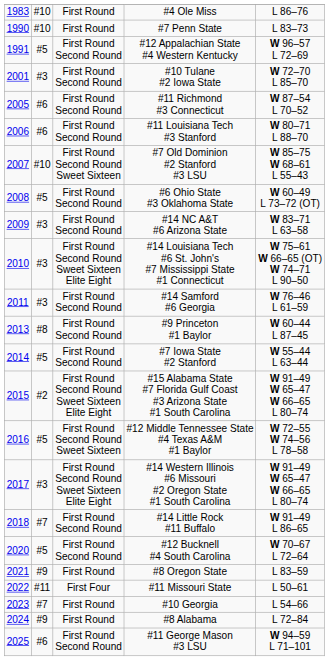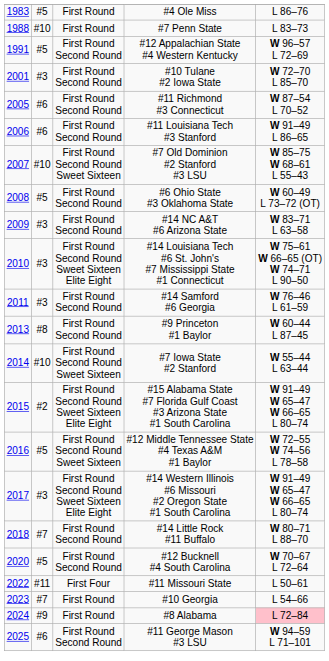(42, 12) #10 -> (42, 12) #5
(18, 28) 1990 -> (18, 28) 1988
(290, 132) W 80–71 L 88–70 -> (290, 132) W 91–49 L 86–65
(42, 357) #5 -> (42, 363) #10
(89, 357) First Round Second Round -> (89, 363) First Round Second Round Sweet Sixteen
(290, 523) W 91–49 L 86–65 -> (290, 534) W 80–71 L 88–70
- row: (190, 572)
(290, 620) no background -> (290, 615) pink background
